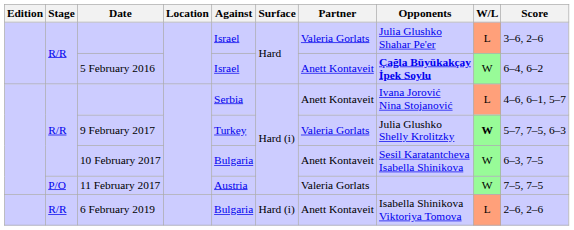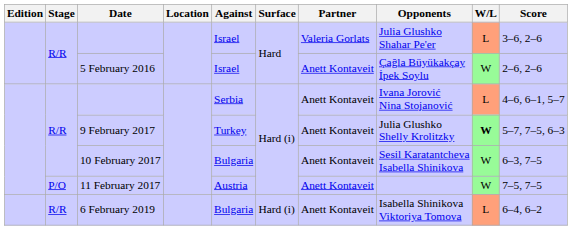(425, 68) bold -> (422, 68) normal
(523, 68) 6–4, 6–2 -> (522, 68) 2–6, 2–6
(335, 130) Valeria Gorlats -> (337, 130) Anett Kontaveit
(335, 185) Valeria Gorlats -> (337, 185) Anett Kontaveit
(523, 209) 2–6, 2–6 -> (522, 209) 6–4, 6–2
